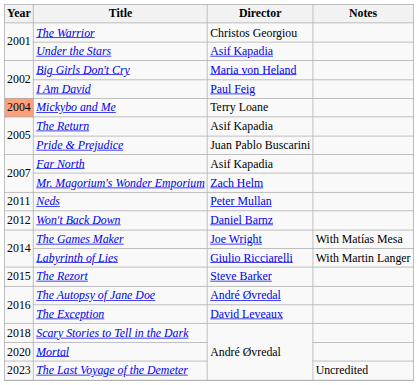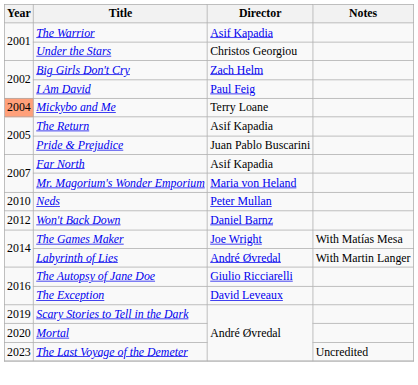(254, 32) Christos Georgiou -> (242, 32) Asif Kapadia
(242, 51) Asif Kapadia -> (254, 51) Christos Georgiou
(253, 70) Maria von Heland -> (237, 70) Zach Helm
(237, 182) Zach Helm -> (253, 182) Maria von Heland
(19, 201) 2011 -> (19, 201) 2010
(251, 257) Giulio Ricciarelli -> (246, 257) André Øvredal
- row: (62, 276)
(246, 295) André Øvredal -> (251, 276) Giulio Ricciarelli
(19, 333) 2018 -> (19, 314) 2019
